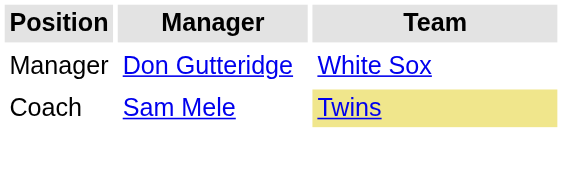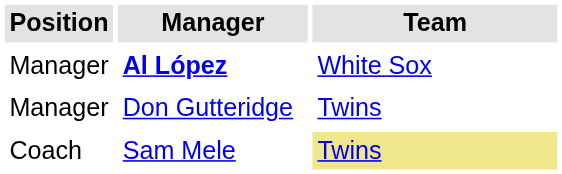+ row: (175, 65)
(375, 65) White Sox -> (349, 108) Twins
